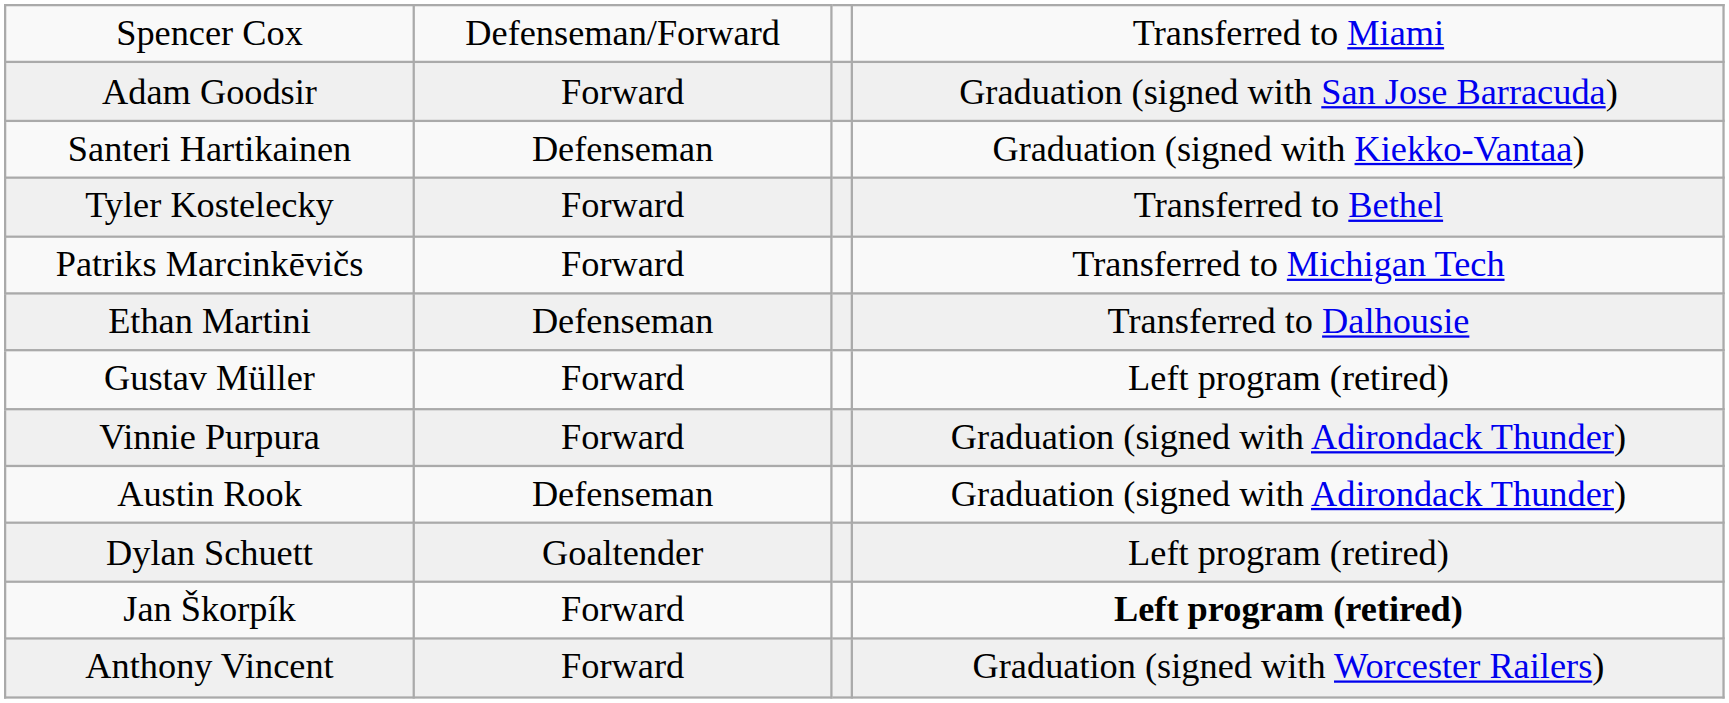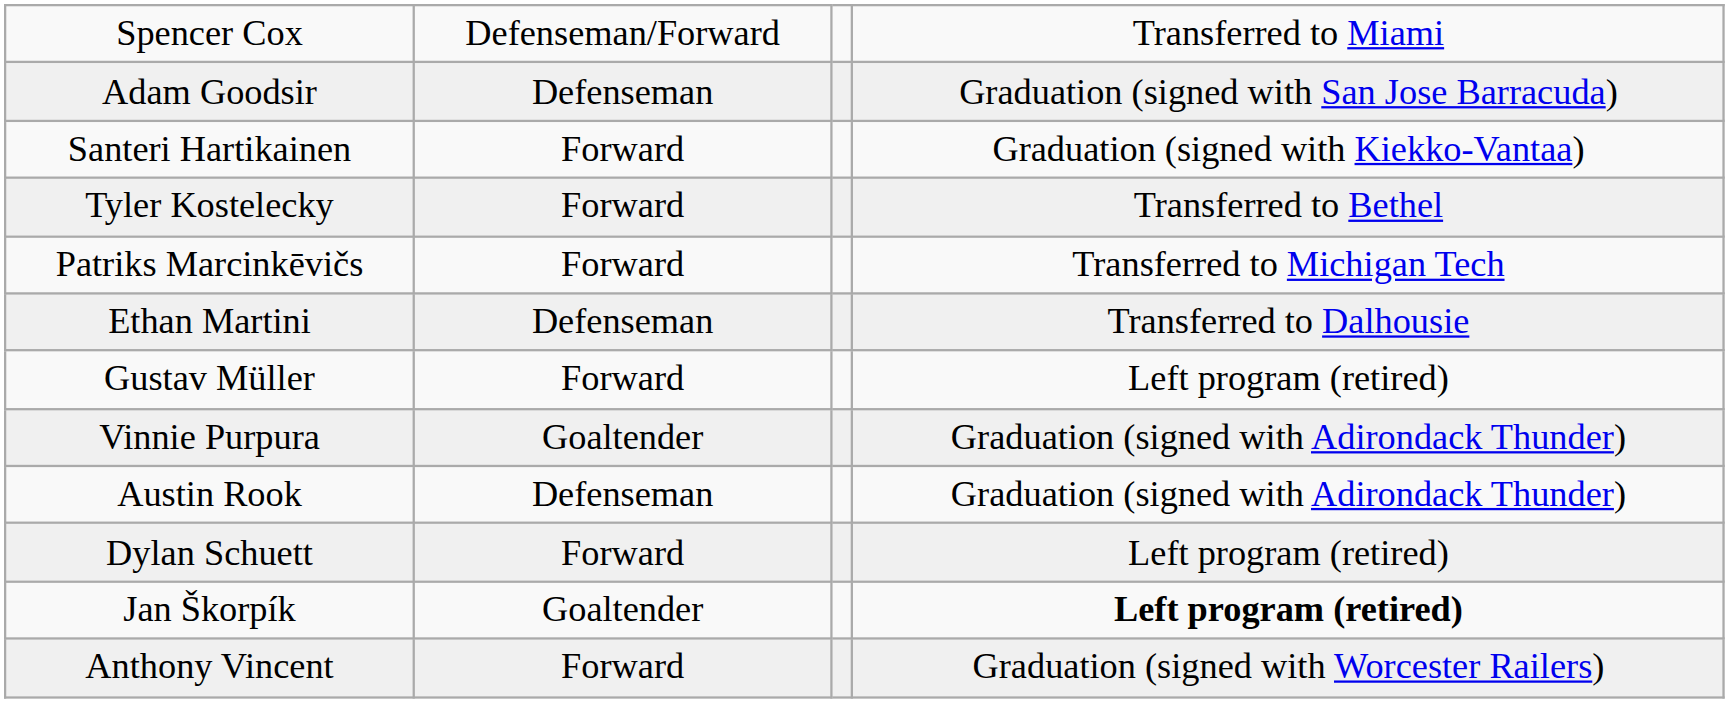(623, 90) Forward -> (623, 90) Defenseman
(623, 148) Defenseman -> (623, 148) Forward
(623, 436) Forward -> (623, 436) Goaltender
(623, 551) Goaltender -> (623, 551) Forward
(623, 609) Forward -> (623, 609) Goaltender
